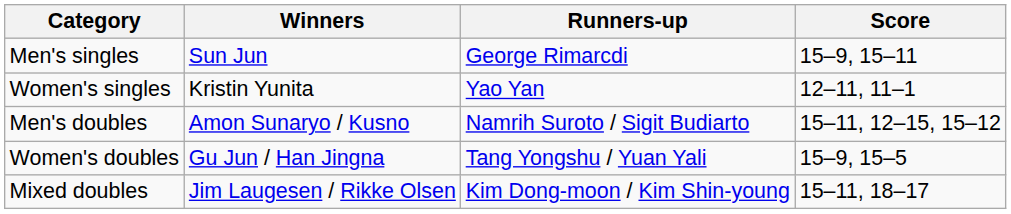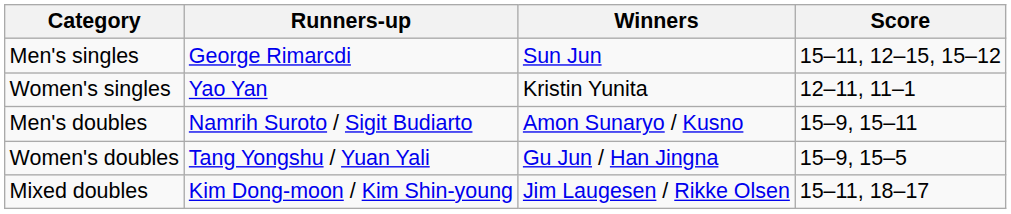columns swapped: (322, 21) <-> (628, 21)
(859, 55) 15–9, 15–11 -> (900, 55) 15–11, 12–15, 15–12
(900, 123) 15–11, 12–15, 15–12 -> (859, 123) 15–9, 15–11
